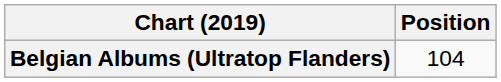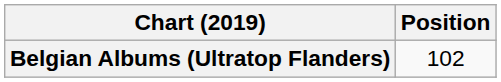(446, 58) 104 -> (446, 58) 102
